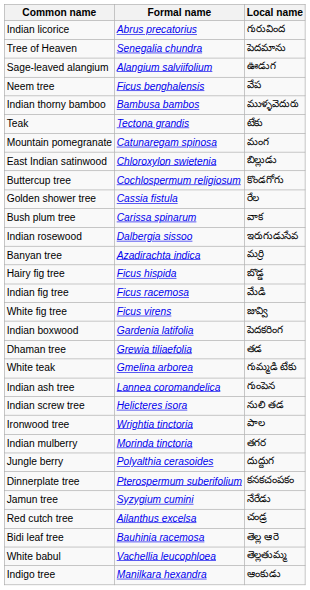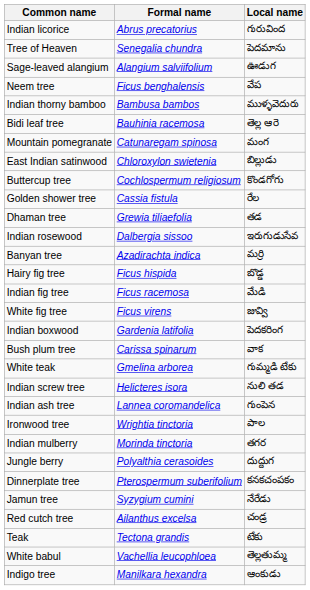rows swapped: (35, 537) <-> (17, 124)
rows swapped: (41, 218) <-> (36, 349)
rows swapped: (46, 406) <-> (41, 387)
